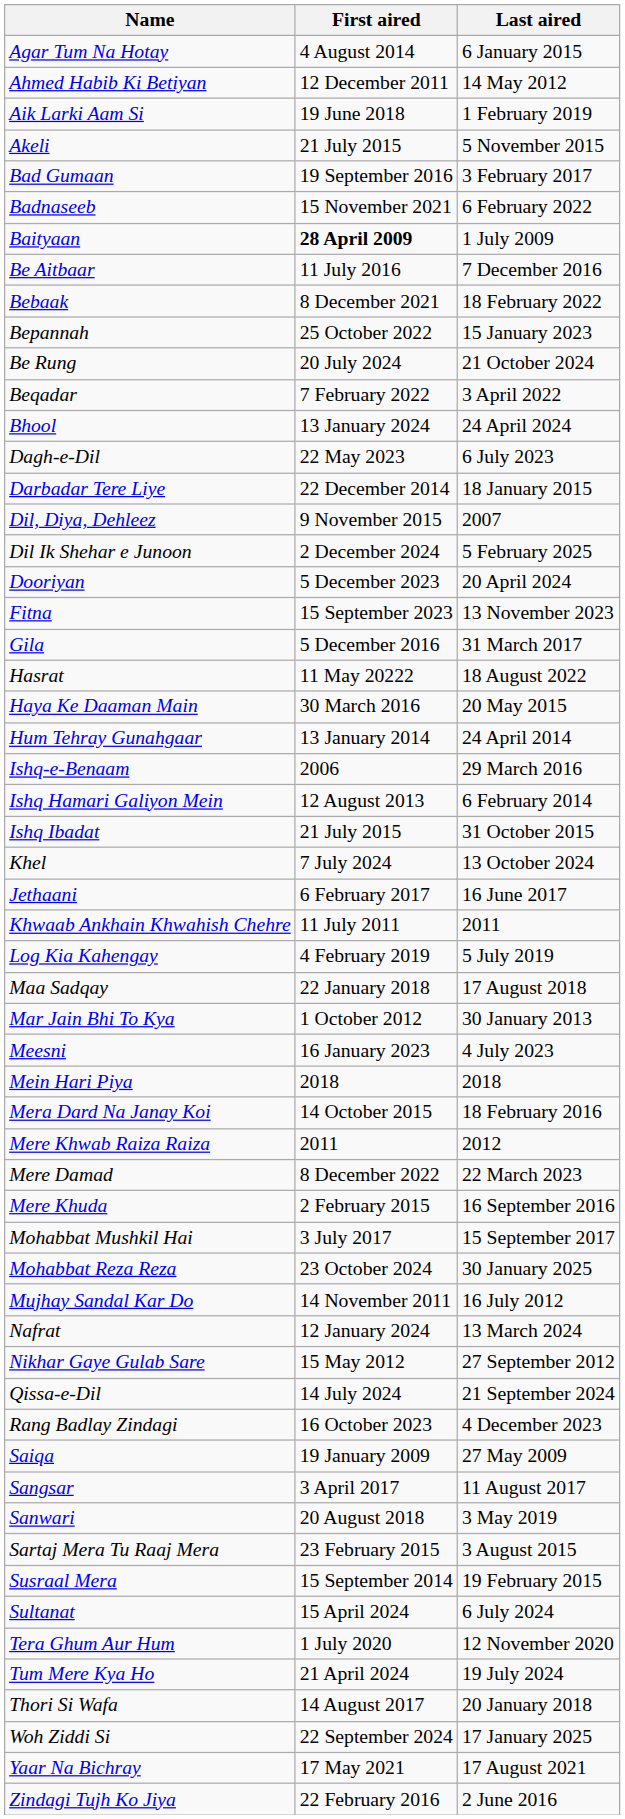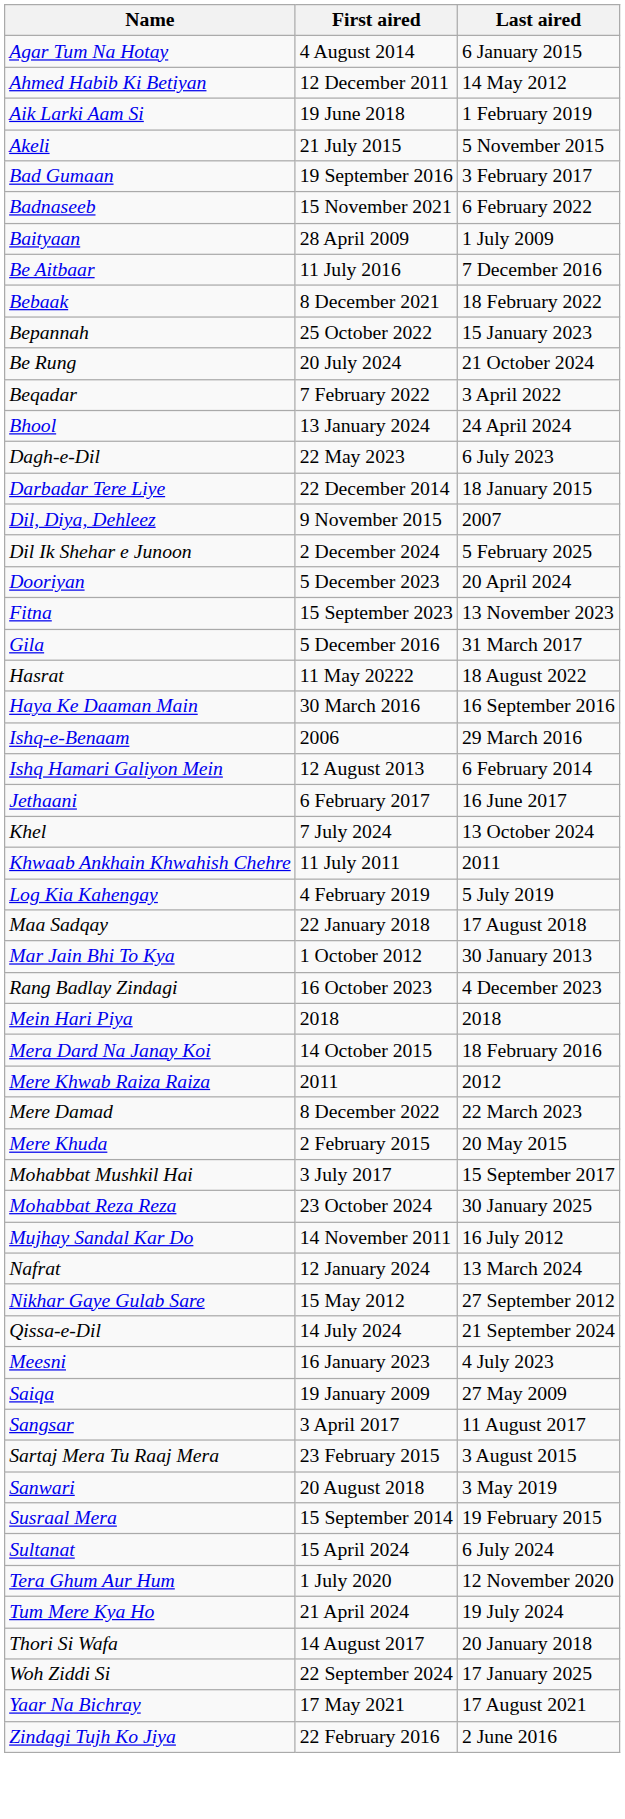(356, 238) bold -> (354, 238) normal
(514, 706) 20 May 2015 -> (538, 706) 16 September 2016
- row: (106, 737)
- row: (54, 831)
rows swapped: (43, 894) <-> (28, 862)
rows swapped: (38, 1050) <-> (93, 1424)
(538, 1206) 16 September 2016 -> (514, 1143) 20 May 2015
rows swapped: (42, 1518) <-> (114, 1549)
